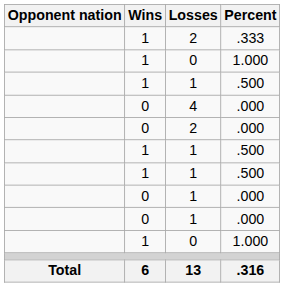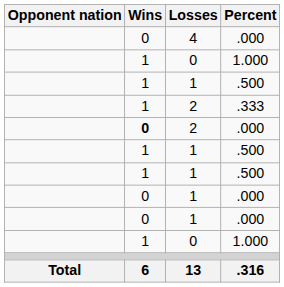rows swapped: (193, 38) <-> (193, 106)
(145, 128) normal -> (145, 128) bold
